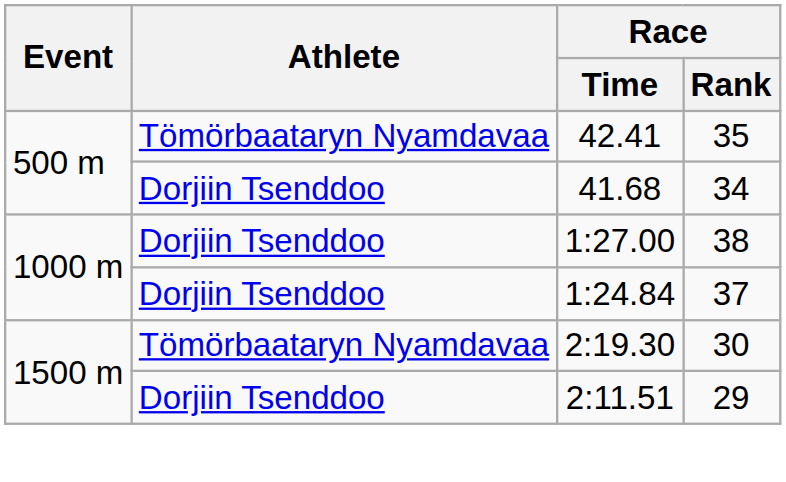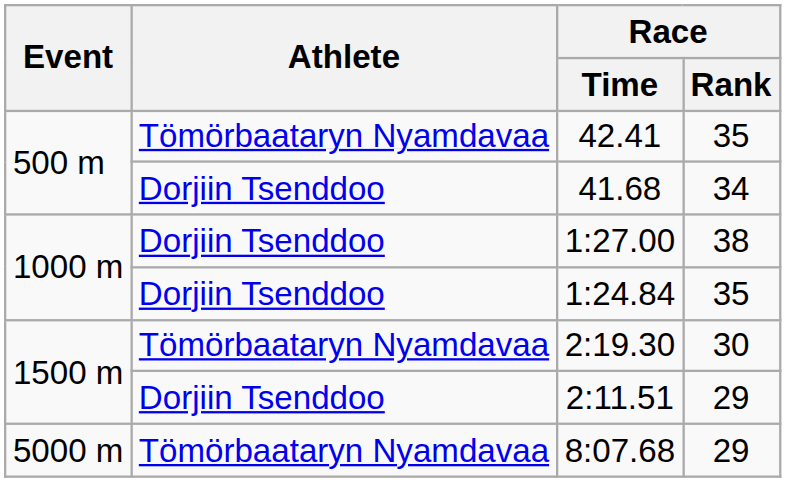(731, 293) 37 -> (731, 293) 35
+ row: (620, 450)
